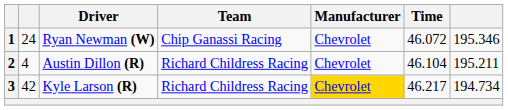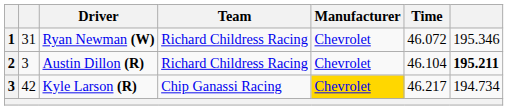(29, 40) 24 -> (29, 40) 31
(221, 40) Chip Ganassi Racing -> (235, 40) Richard Childress Racing
(25, 63) 4 -> (25, 63) 3
(476, 63) normal -> (476, 63) bold
(235, 87) Richard Childress Racing -> (221, 87) Chip Ganassi Racing
